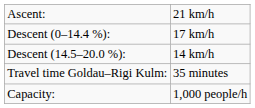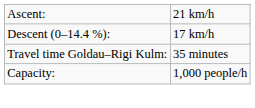- row: (67, 53)
